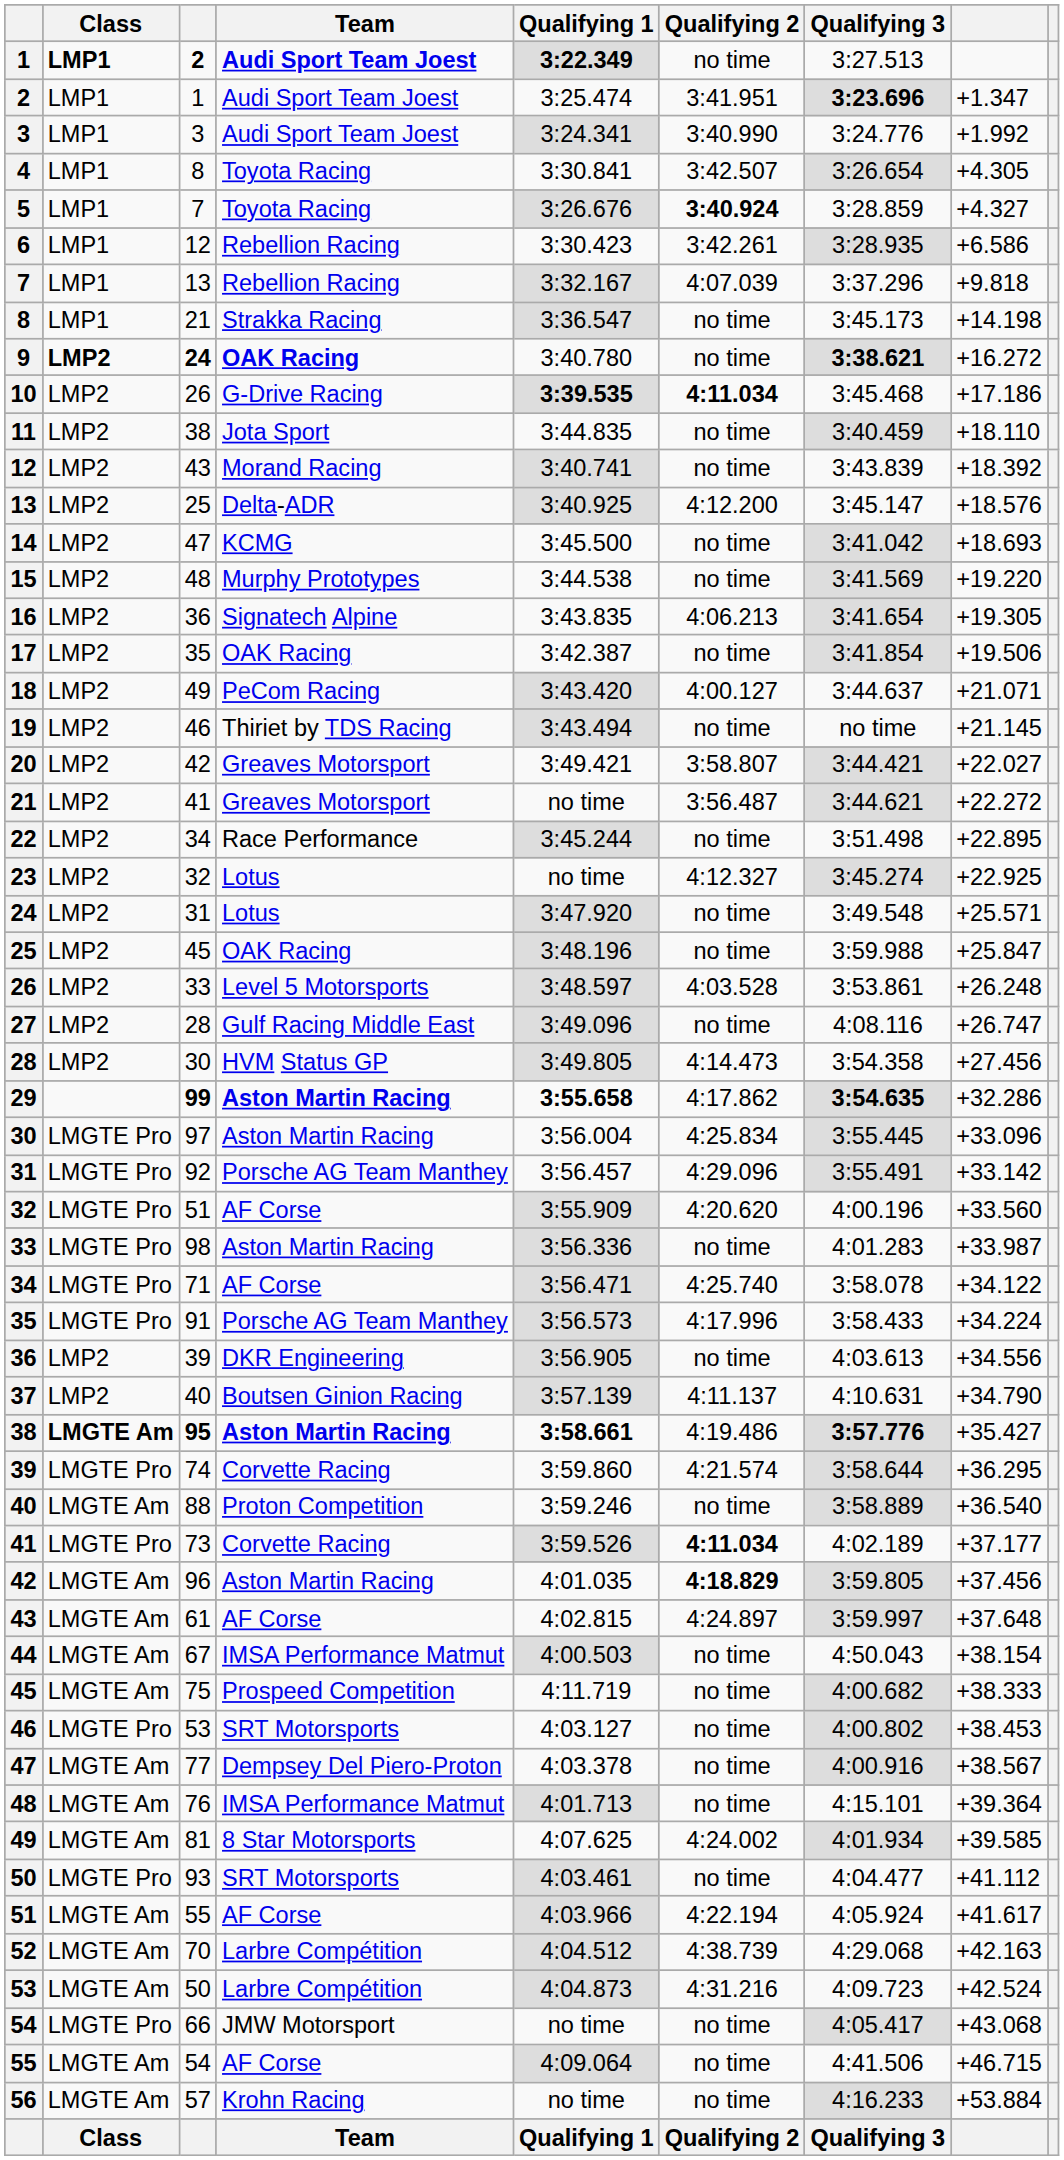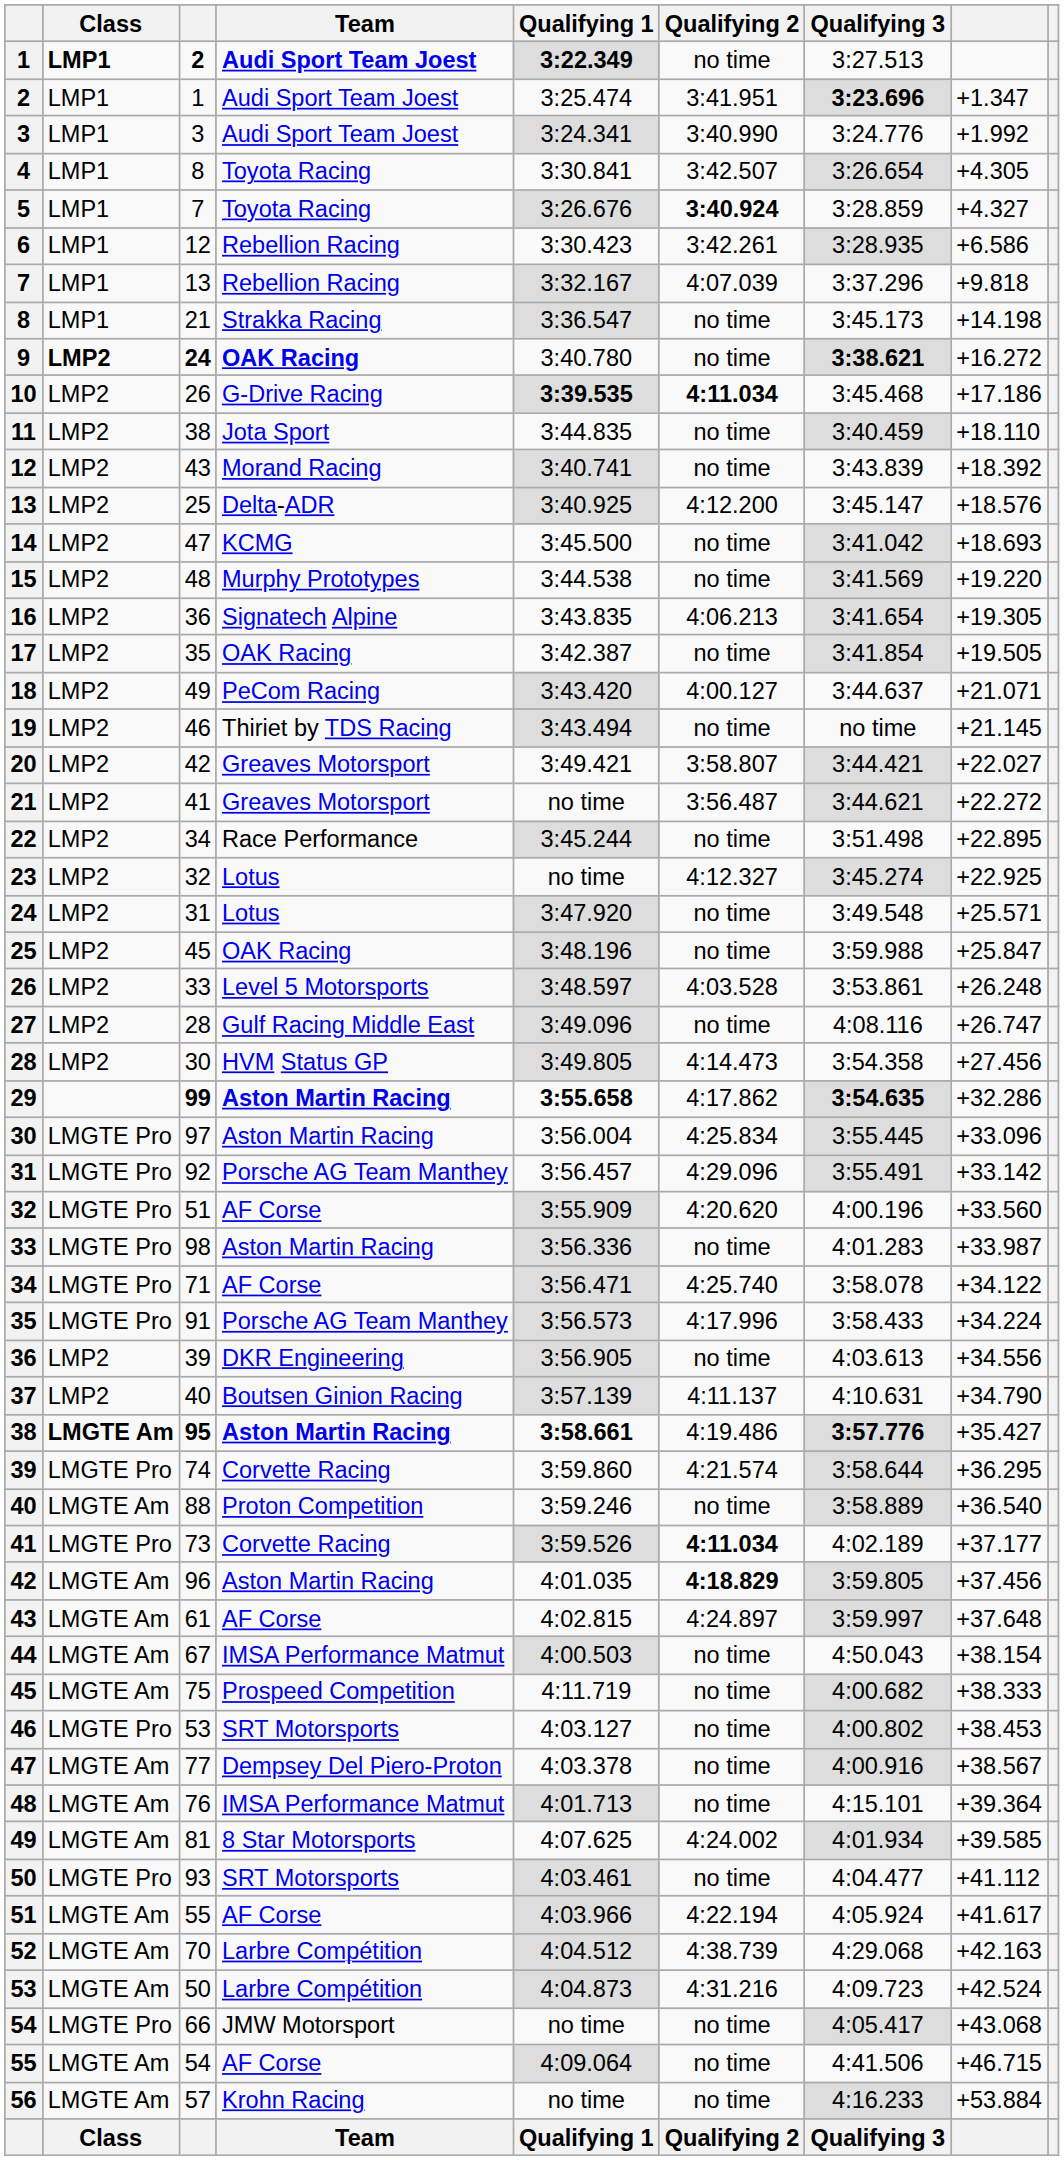(999, 653) +19.506 -> (999, 653) +19.505
